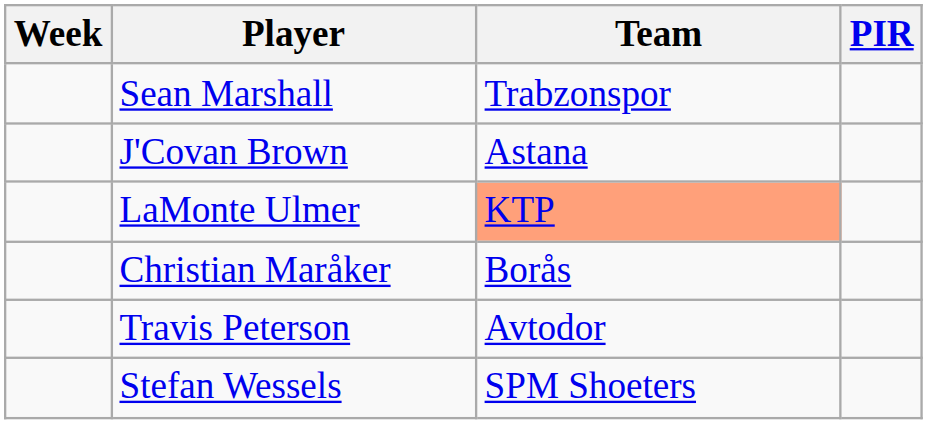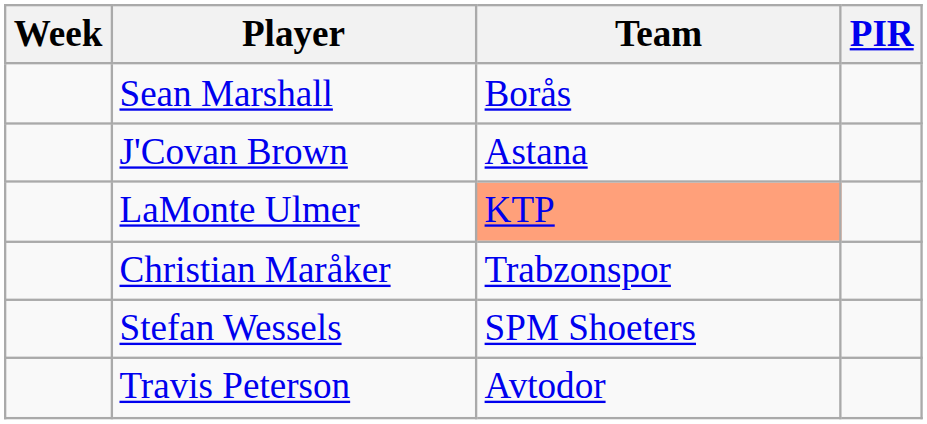(578, 92) Trabzonspor -> (528, 92) Borås
(528, 269) Borås -> (578, 269) Trabzonspor
rows swapped: (235, 328) <-> (231, 387)
